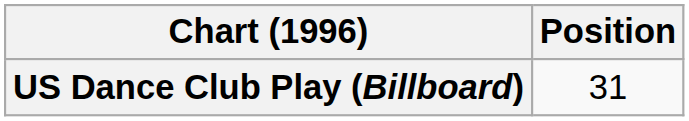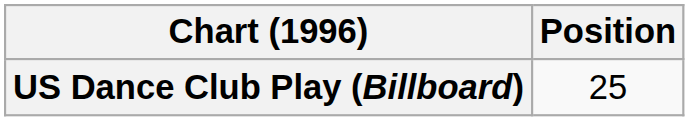(608, 86) 31 -> (608, 86) 25
